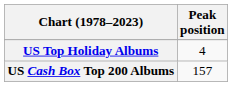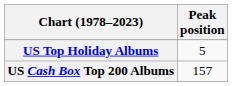(202, 50) 4 -> (202, 50) 5
